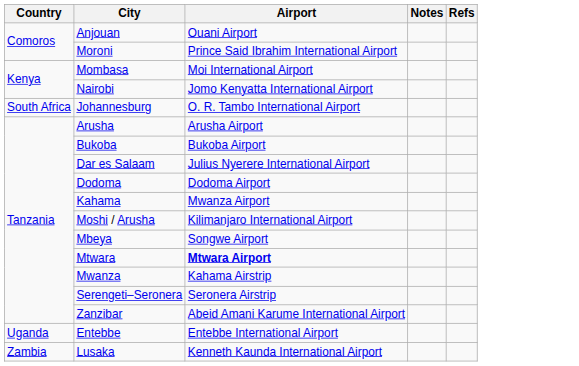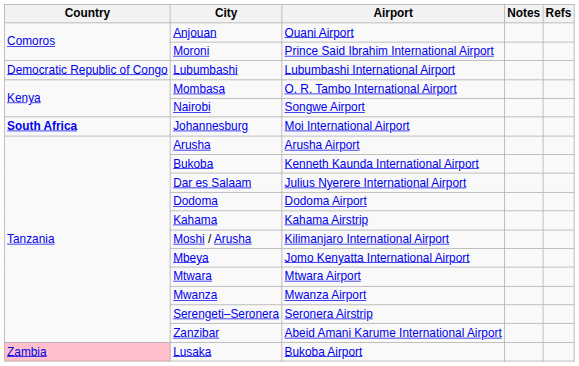+ row: (205, 70)
(250, 70) Moi International Airport -> (371, 88) O. R. Tambo International Airport
(280, 88) Jomo Kenyatta International Airport -> (325, 107) Songwe Airport
(39, 107) normal -> (42, 126) bold
(274, 107) O. R. Tambo International Airport -> (347, 126) Moi International Airport
(227, 145) Bukoba Airport -> (382, 164) Kenneth Kaunda International Airport
(229, 201) Mwanza Airport -> (326, 220) Kahama Airstrip
(228, 239) Songwe Airport -> (377, 257) Jomo Kenyatta International Airport
(229, 257) bold -> (323, 276) normal
(230, 276) Kahama Airstrip -> (325, 295) Mwanza Airport
- row: (98, 333)
(27, 351) no background -> (27, 351) pink background
(285, 351) Kenneth Kaunda International Airport -> (323, 351) Bukoba Airport
